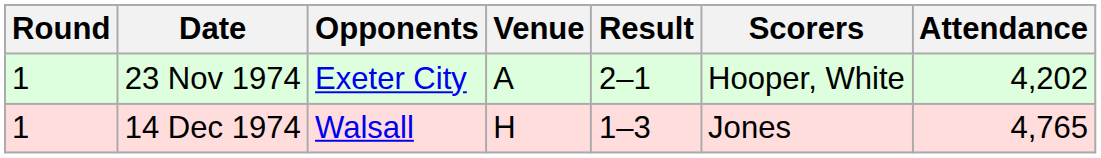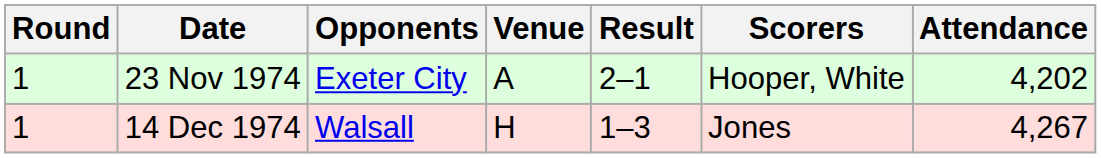(1049, 127) 4,765 -> (1049, 127) 4,267
